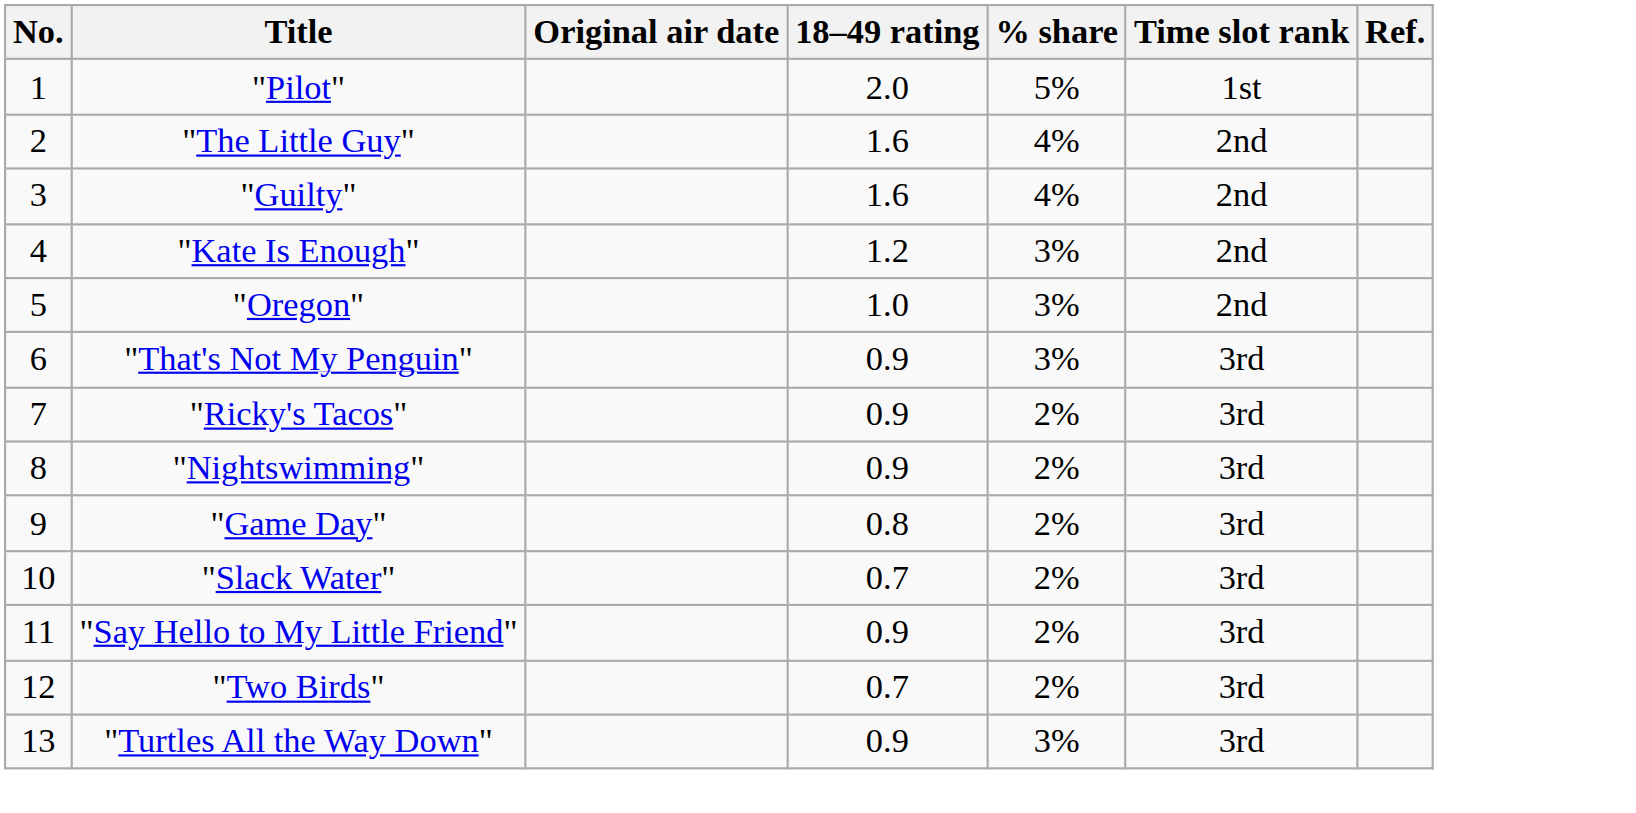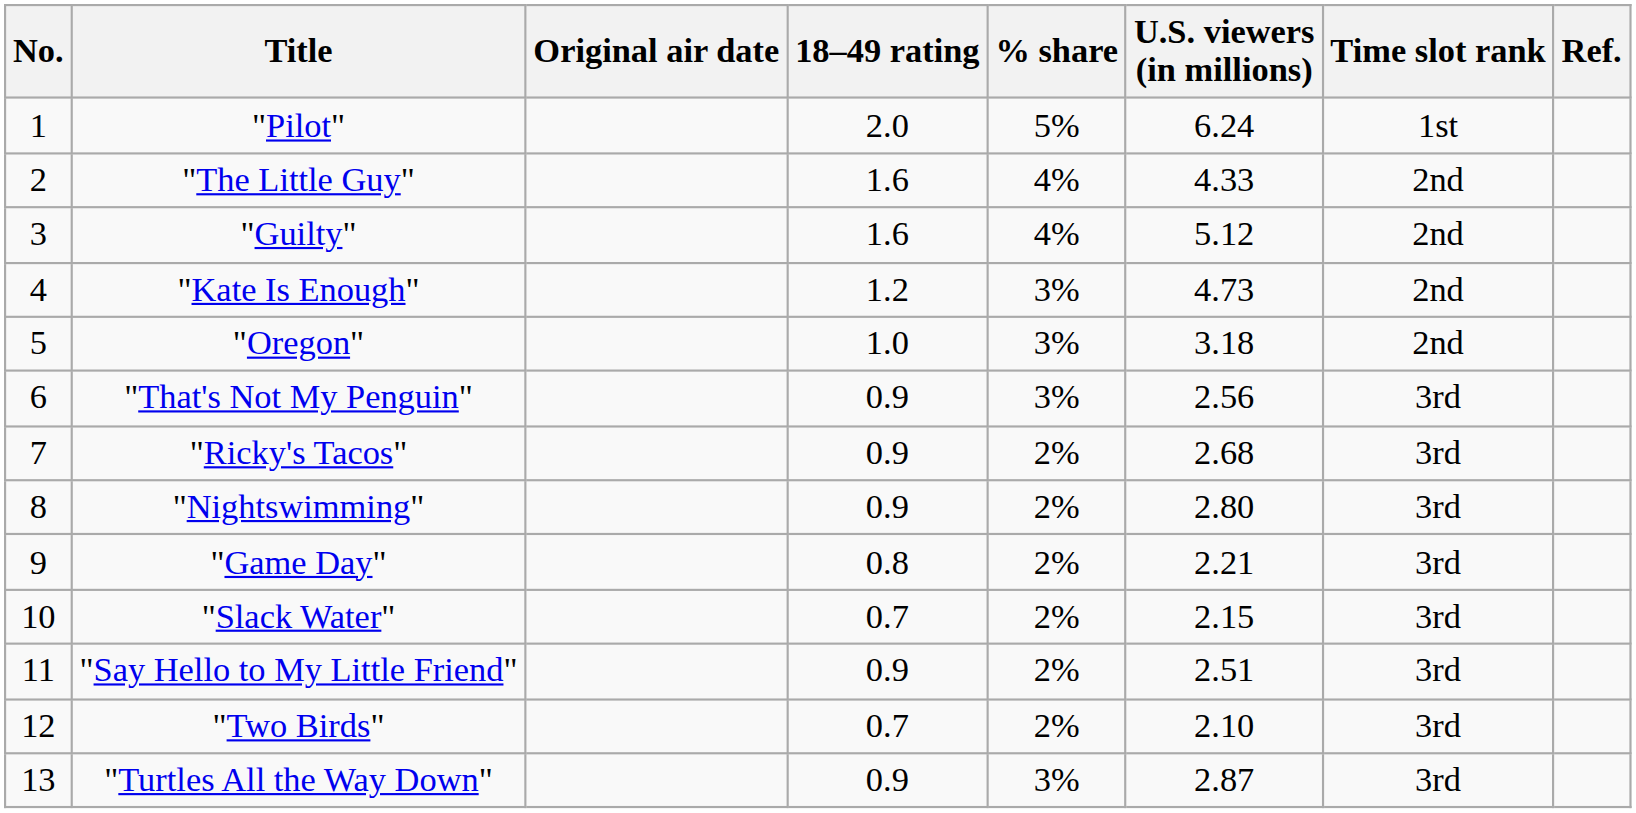+ column: (1224, 51)
